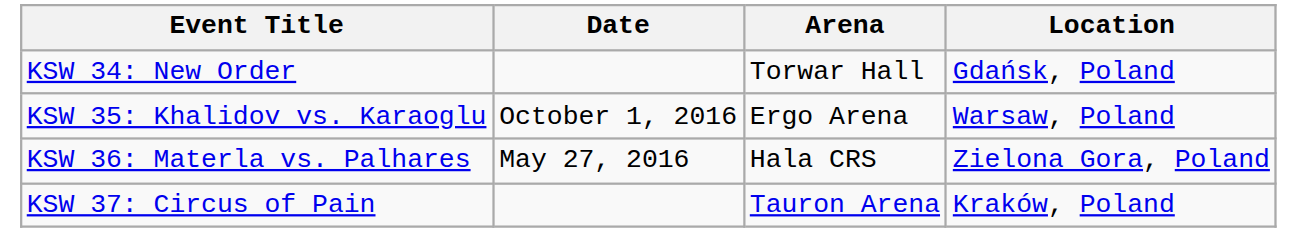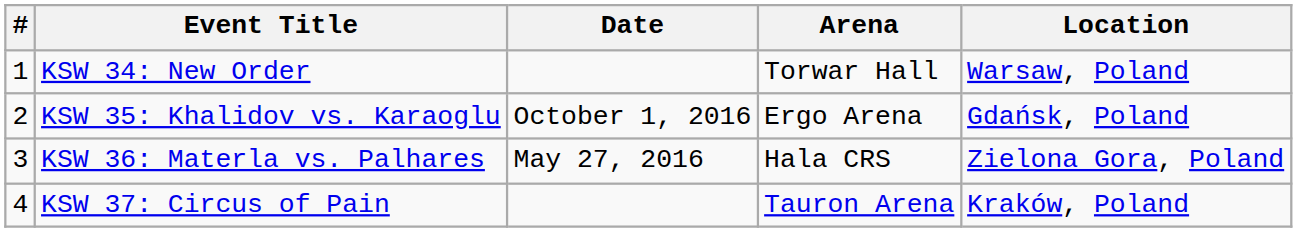+ column: (20, 27)
(1064, 71) Gdańsk, Poland -> (1078, 71) Warsaw, Poland
(1064, 116) Warsaw, Poland -> (1078, 116) Gdańsk, Poland
